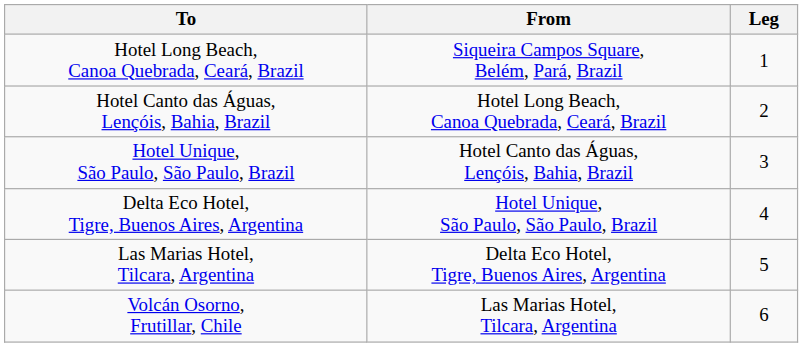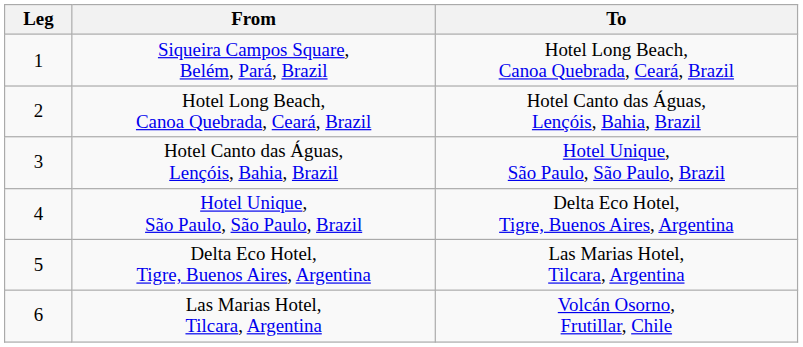columns swapped: (764, 19) <-> (186, 19)
